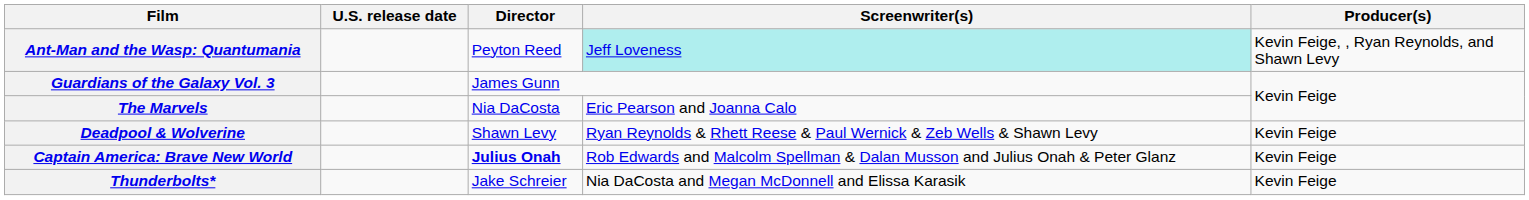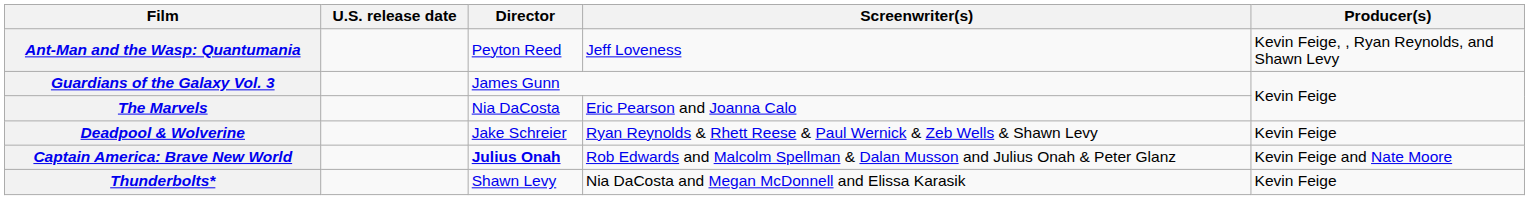(634, 50) paleturquoise background -> (634, 50) no background
(514, 132) Shawn Levy -> (519, 132) Jake Schreier
(1296, 157) Kevin Feige -> (1353, 157) Kevin Feige and Nate Moore
(519, 181) Jake Schreier -> (514, 181) Shawn Levy
